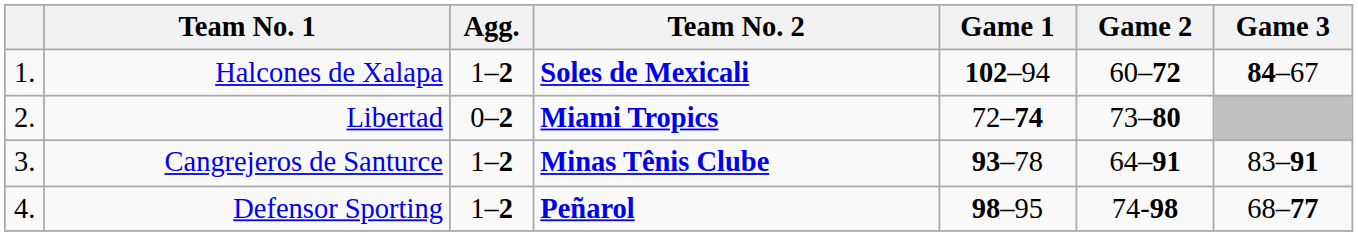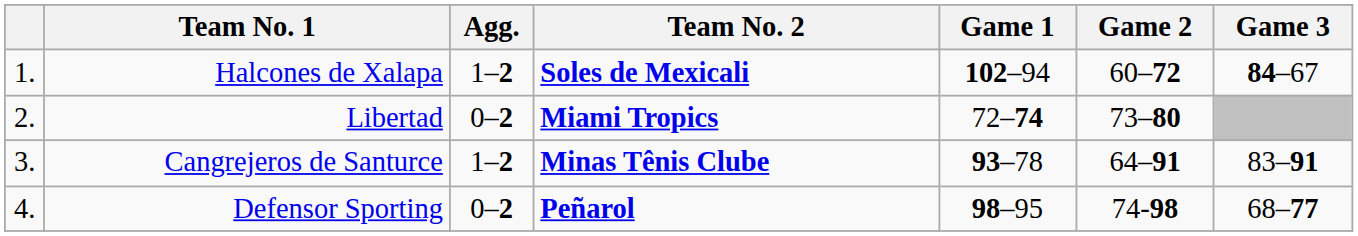(492, 207) 1–2 -> (492, 207) 0–2
